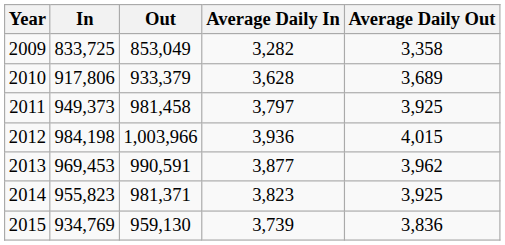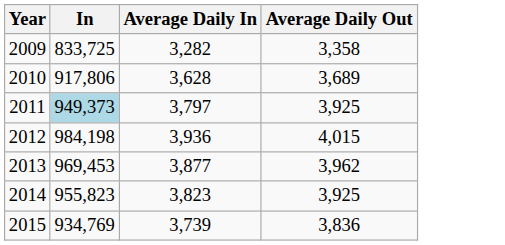- column: (161, 19)
(85, 107) no background -> (85, 107) lightblue background
